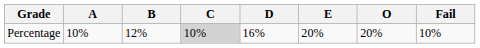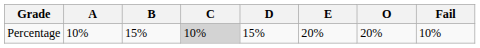(136, 33) 12% -> (136, 33) 15%
(254, 33) 16% -> (254, 33) 15%
